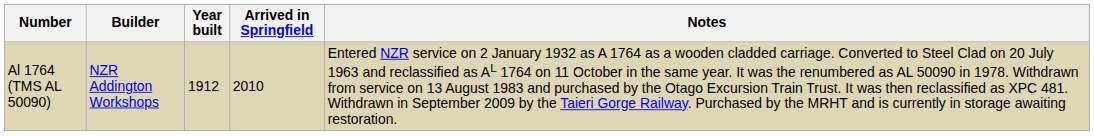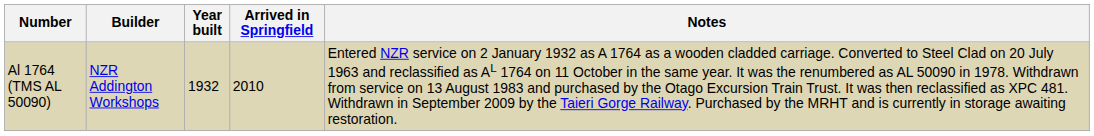(203, 86) 1912 -> (203, 86) 1932
